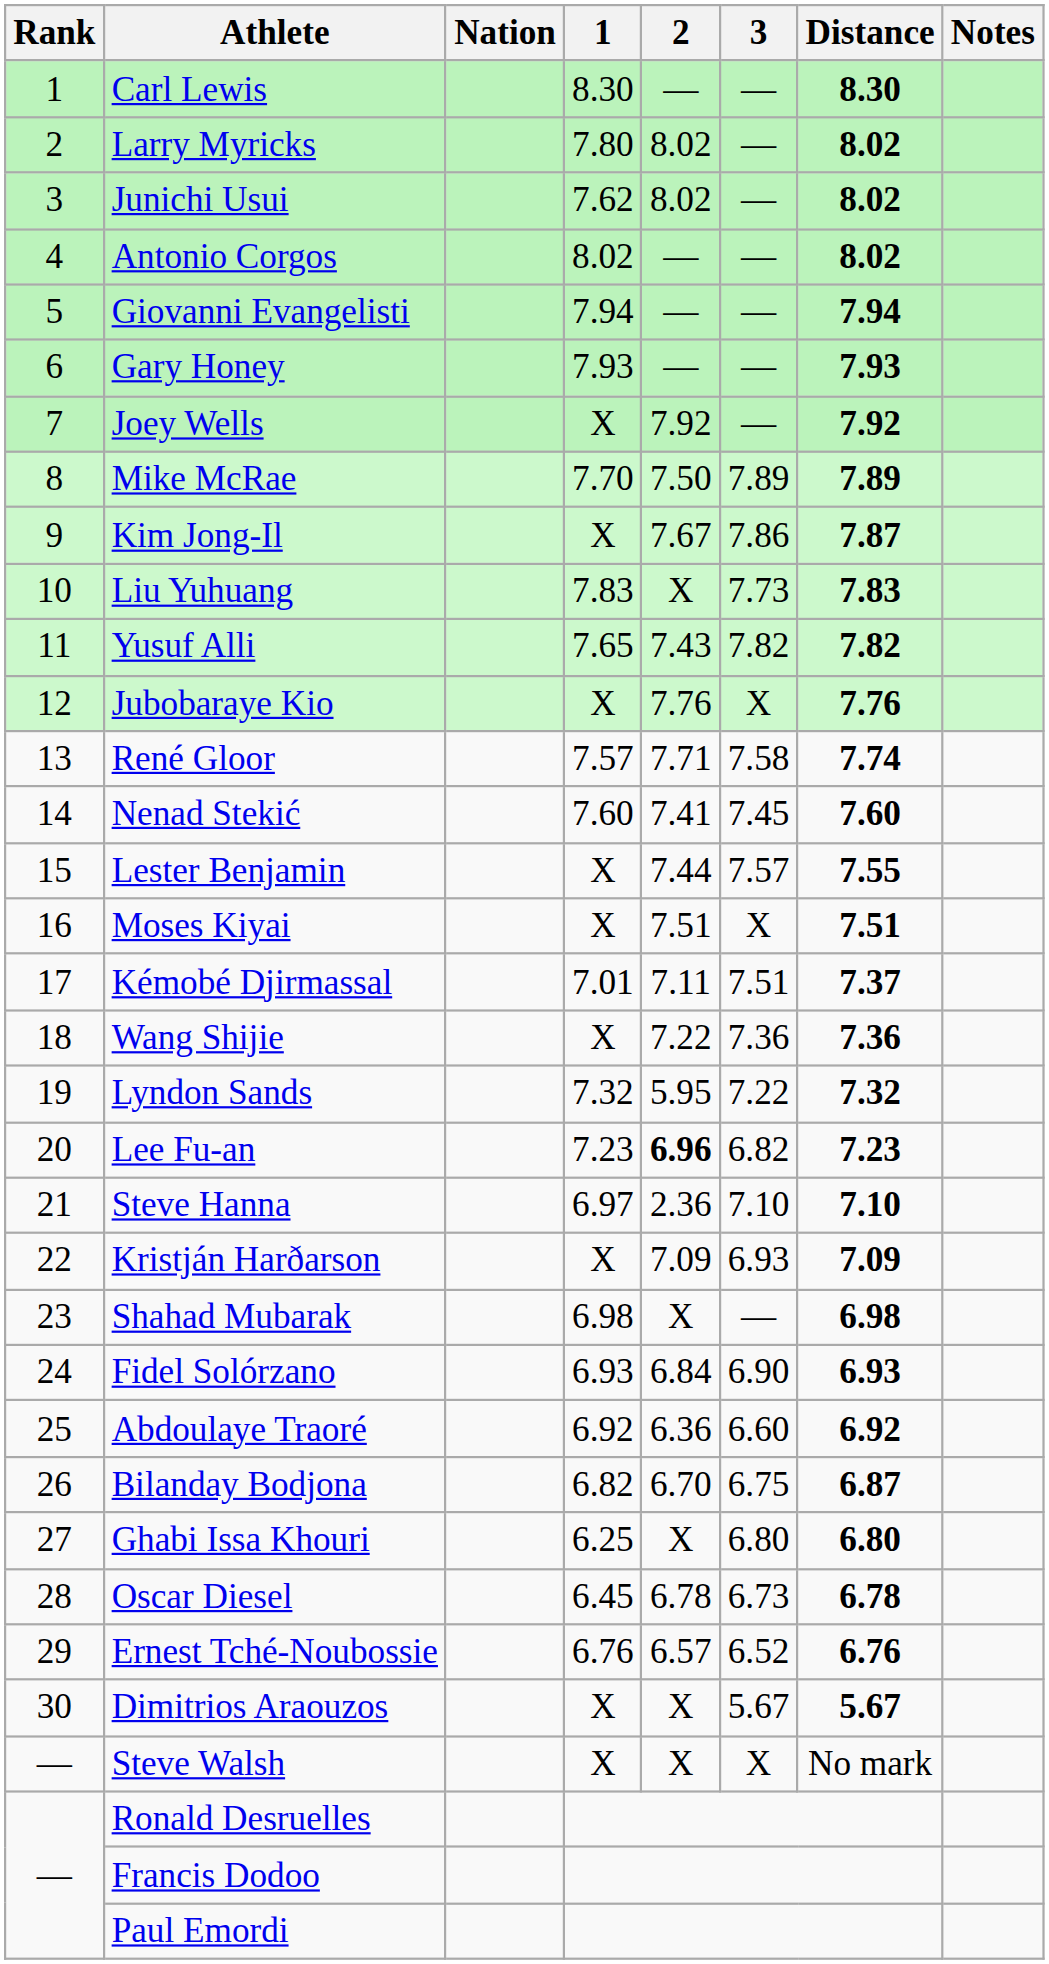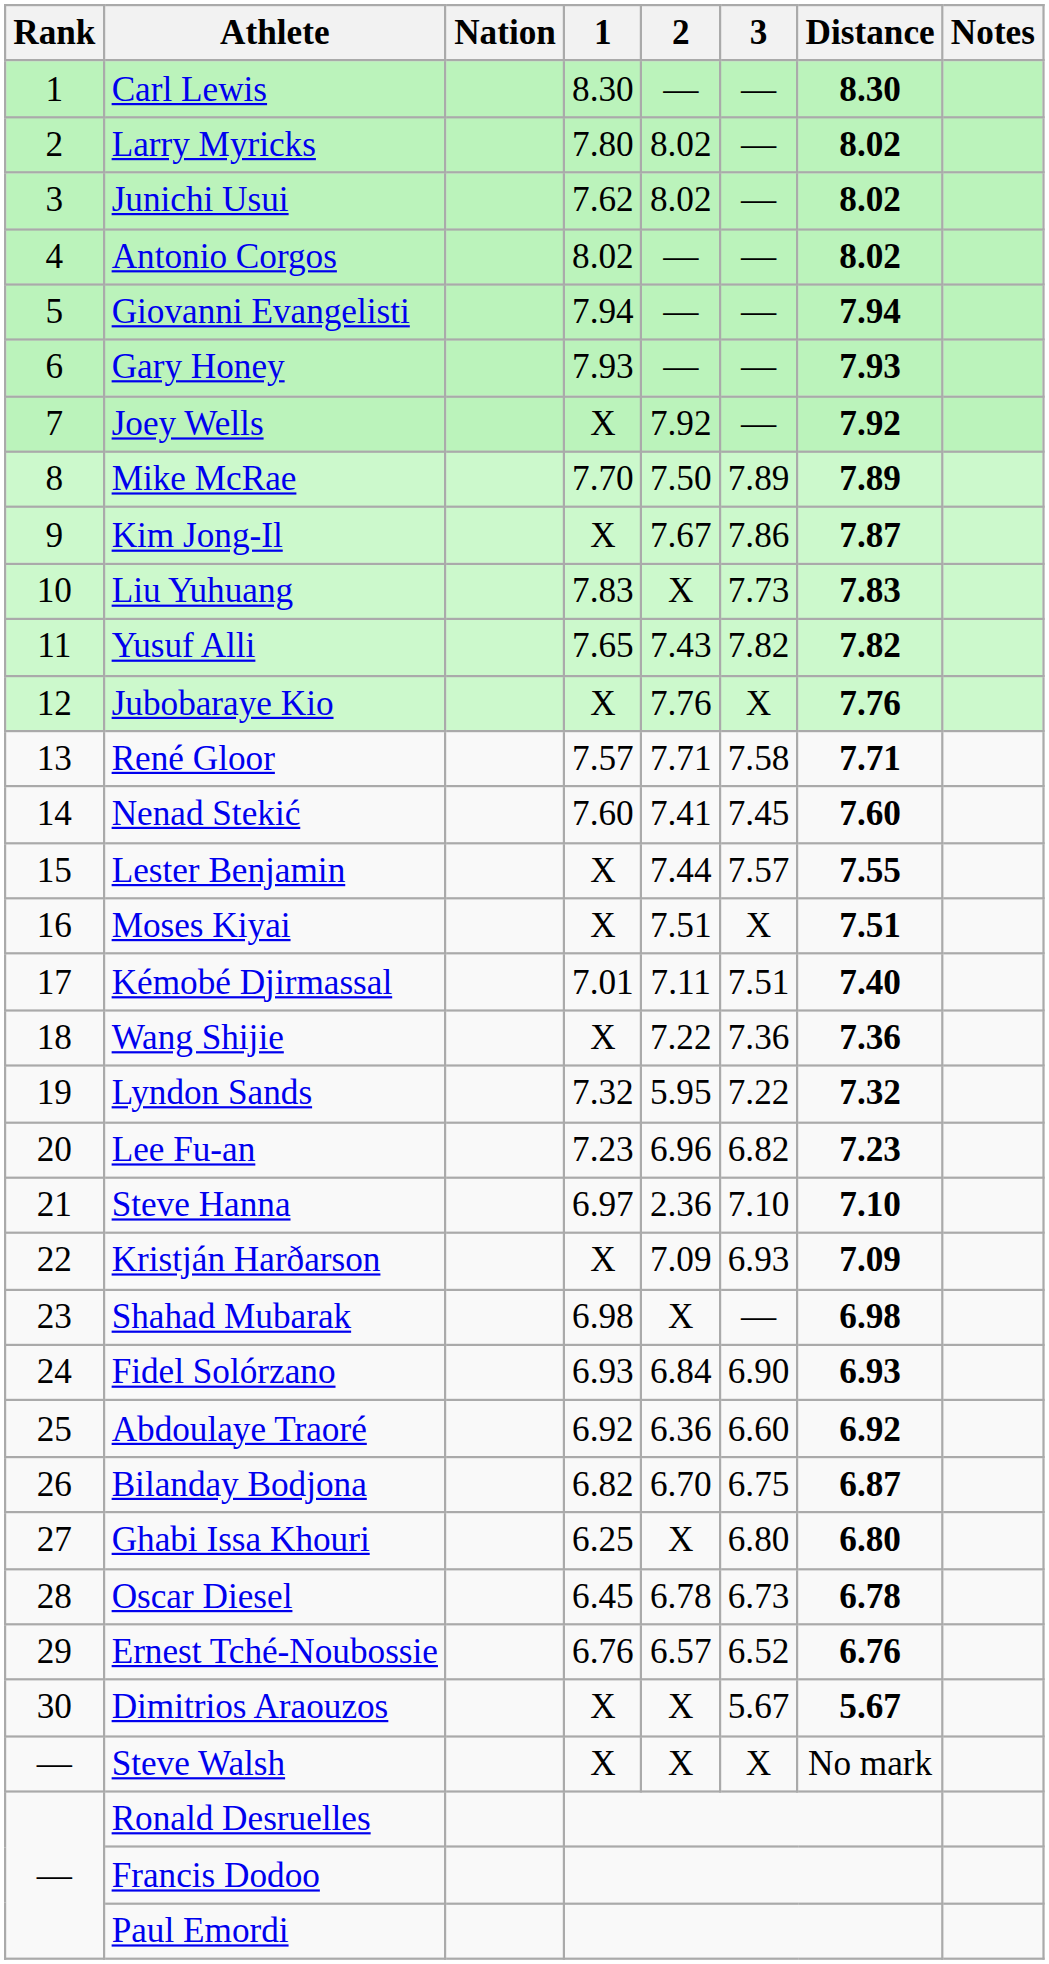(870, 758) 7.74 -> (870, 758) 7.71
(870, 981) 7.37 -> (870, 981) 7.40
(681, 1148) bold -> (681, 1148) normal
